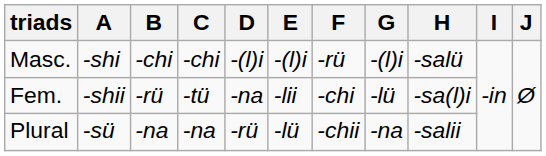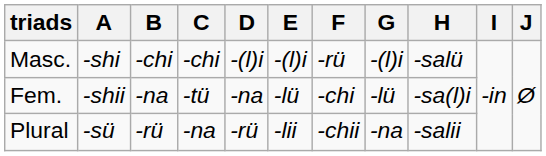(149, 95) -rü -> (152, 95) -na
(285, 95) -lii -> (287, 95) -lü
(152, 131) -na -> (149, 131) -rü
(287, 131) -lü -> (285, 131) -lii
